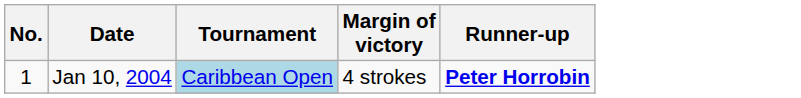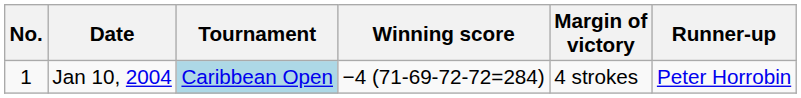+ column: (444, 33)
(517, 77) bold -> (724, 77) normal
